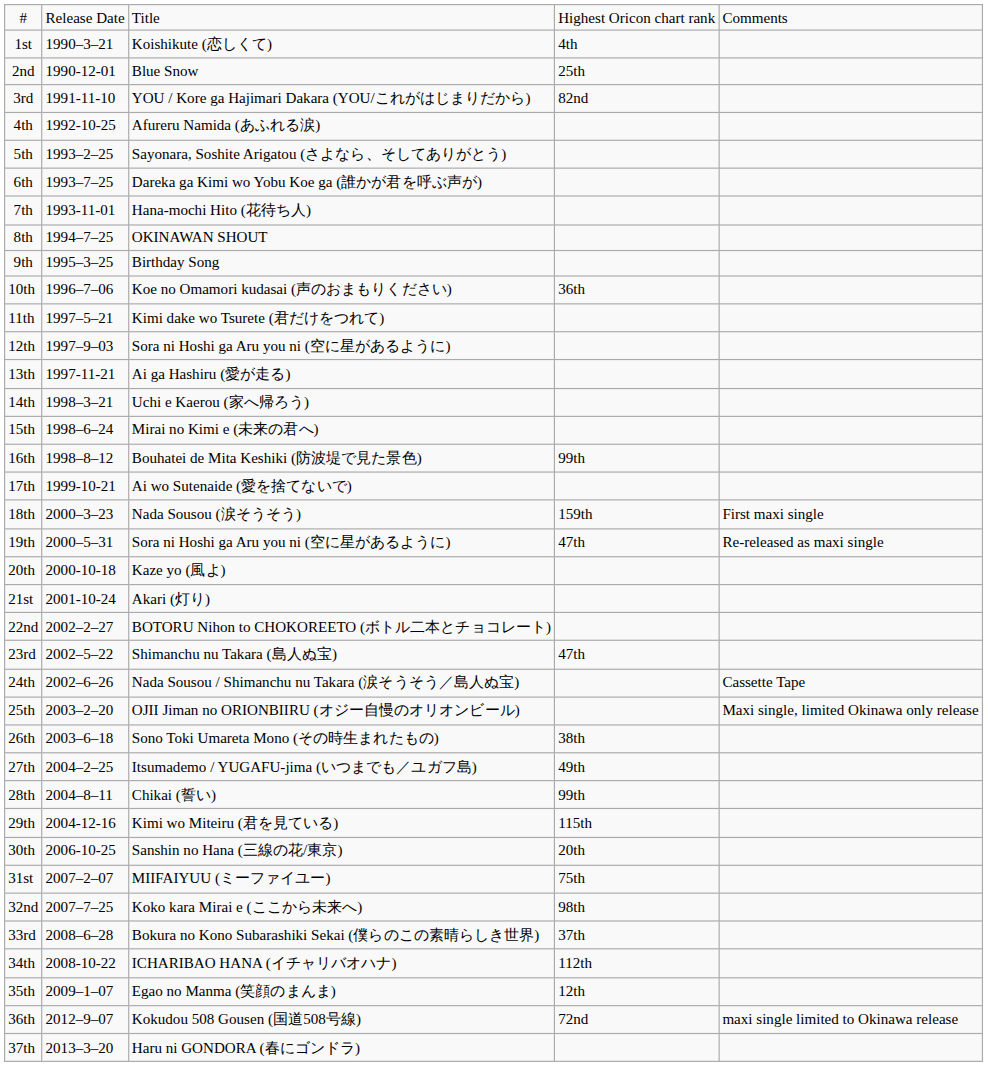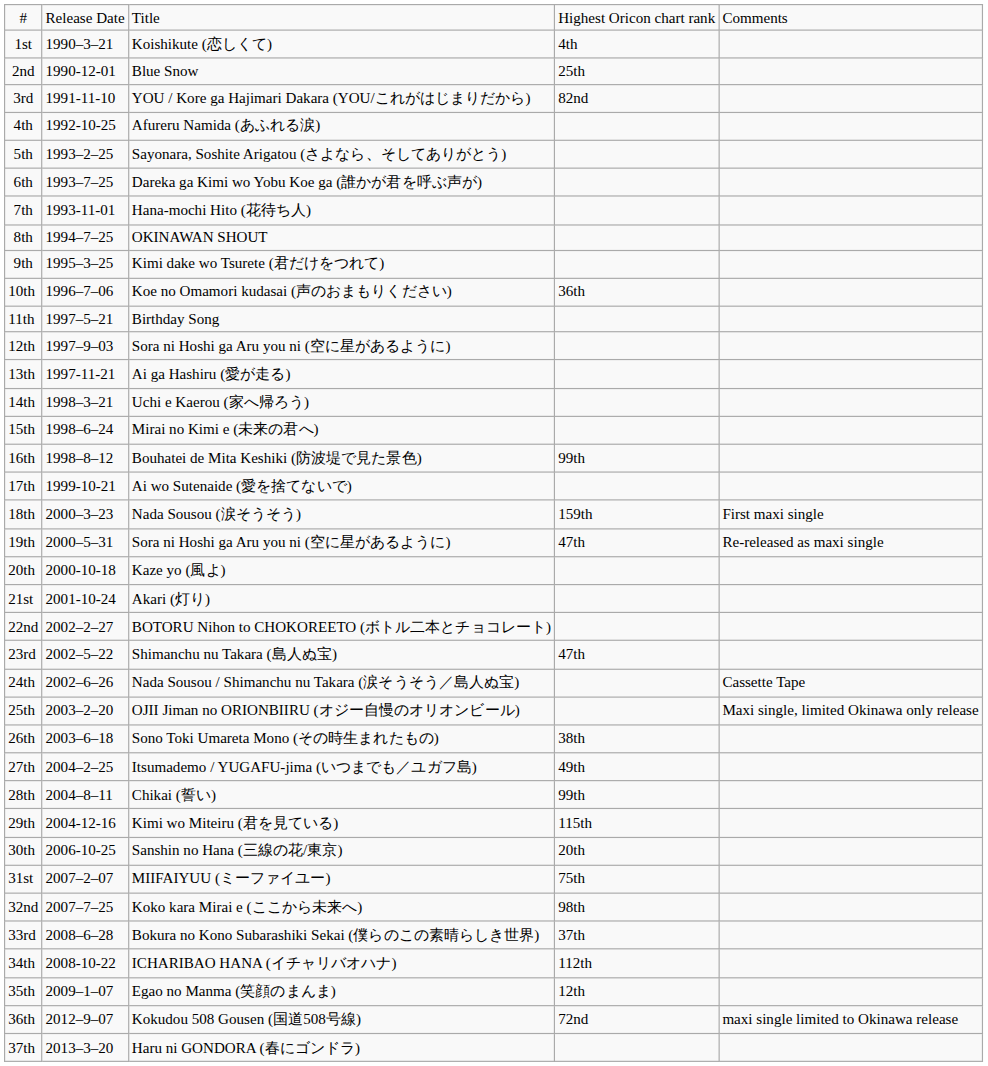(176, 262) Birthday Song -> (258, 264) Kimi dake wo Tsurete (君だけをつれて)
(258, 317) Kimi dake wo Tsurete (君だけをつれて) -> (176, 319) Birthday Song
